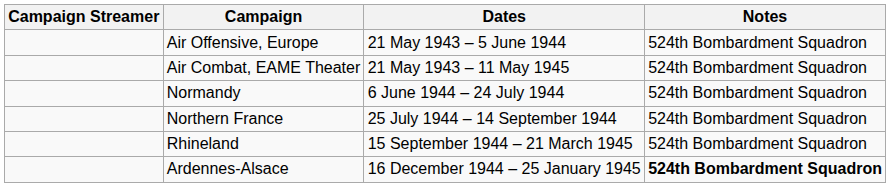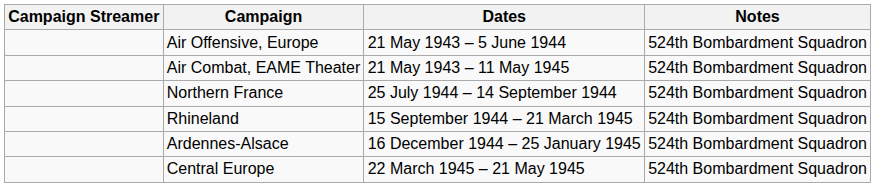- row: (204, 93)
(765, 169) bold -> (758, 144) normal
+ row: (221, 169)
